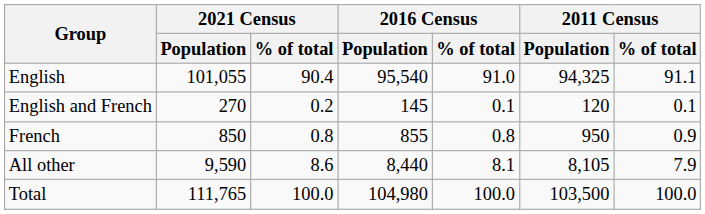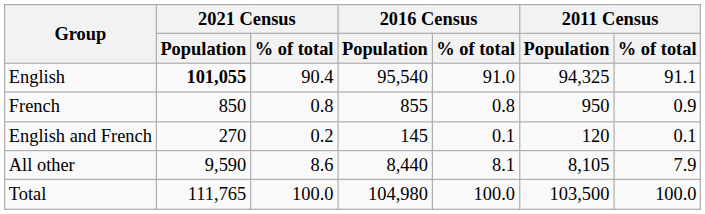(216, 77) normal -> (216, 77) bold
rows swapped: (34, 135) <-> (80, 106)
